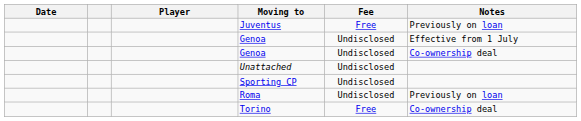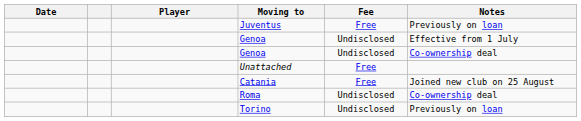(366, 67) Undisclosed -> (366, 67) Free
+ row: (46, 81)
- row: (46, 81)
(456, 95) Previously on loan -> (454, 95) Co-ownership deal
(366, 109) Free -> (366, 109) Undisclosed
(454, 109) Co-ownership deal -> (456, 109) Previously on loan
